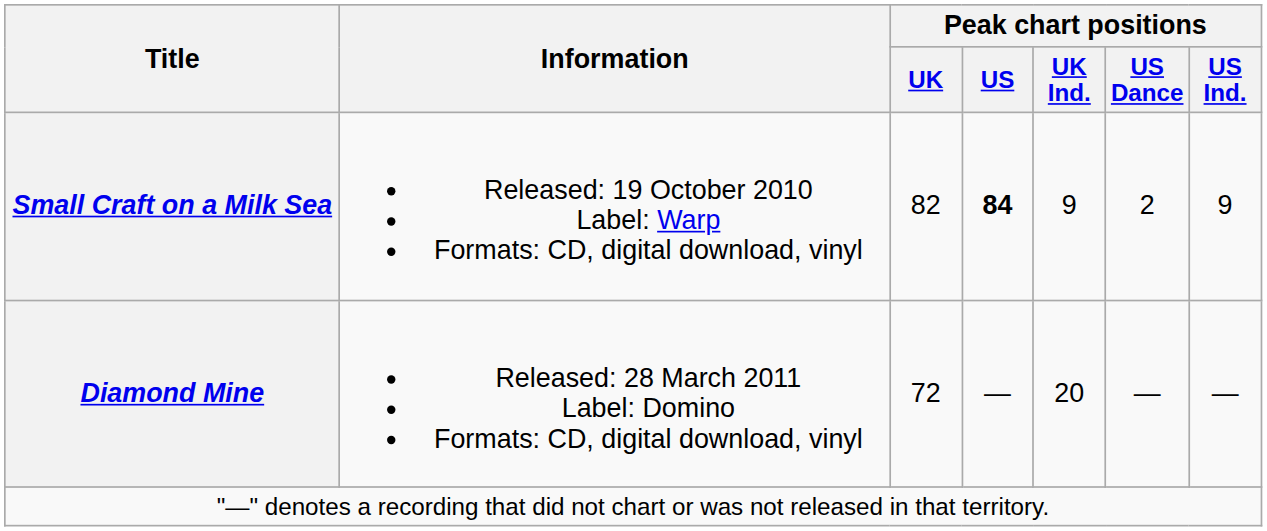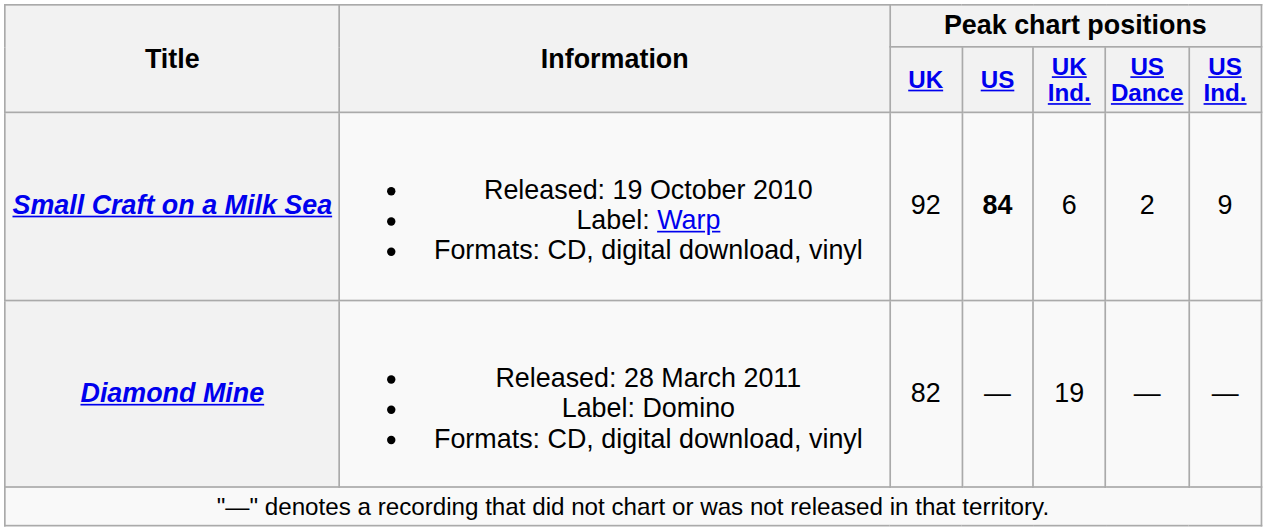(926, 205) 82 -> (926, 205) 92
(1069, 205) 9 -> (1069, 205) 6
(926, 392) 72 -> (926, 392) 82
(1069, 392) 20 -> (1069, 392) 19
